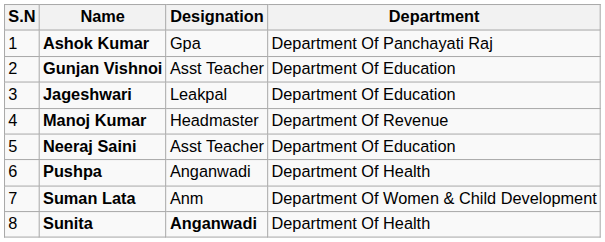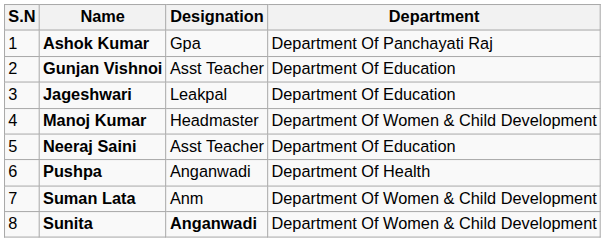(360, 120) Department Of Revenue -> (434, 120) Department Of Women & Child Development
(351, 224) Department Of Health -> (434, 224) Department Of Women & Child Development
